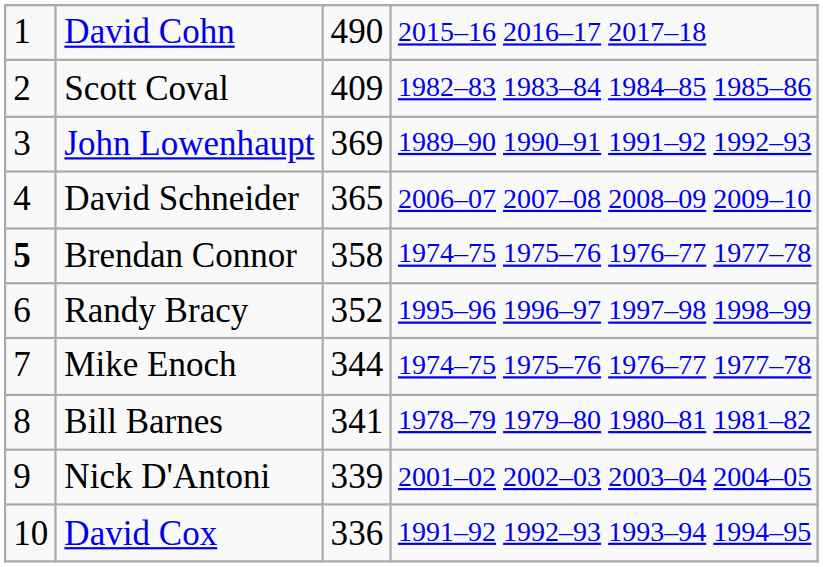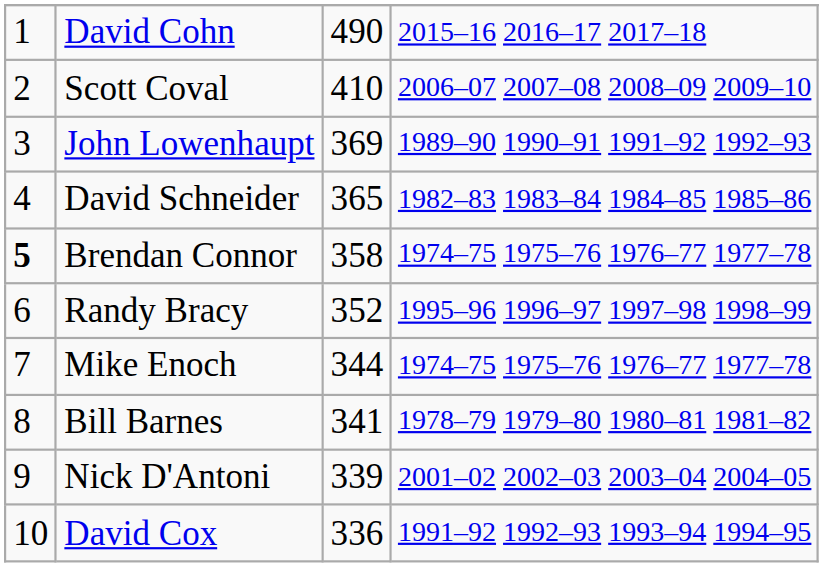(357, 87) 409 -> (357, 87) 410
(605, 87) 1982–83 1983–84 1984–85 1985–86 -> (605, 87) 2006–07 2007–08 2008–09 2009–10
(605, 198) 2006–07 2007–08 2008–09 2009–10 -> (605, 198) 1982–83 1983–84 1984–85 1985–86
